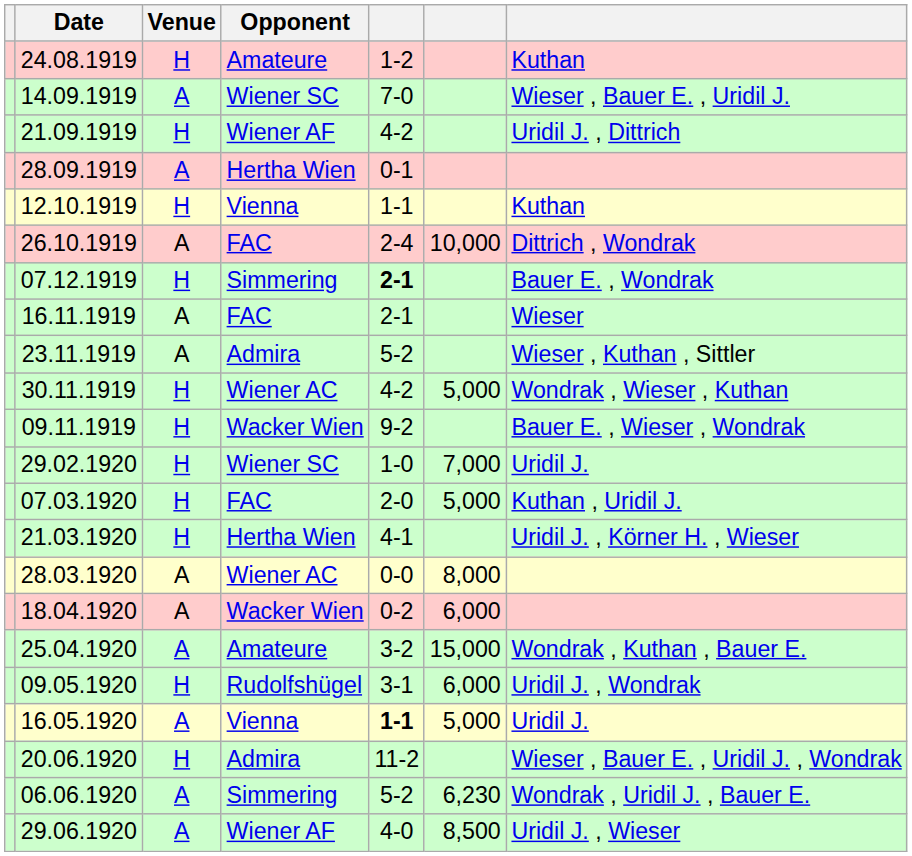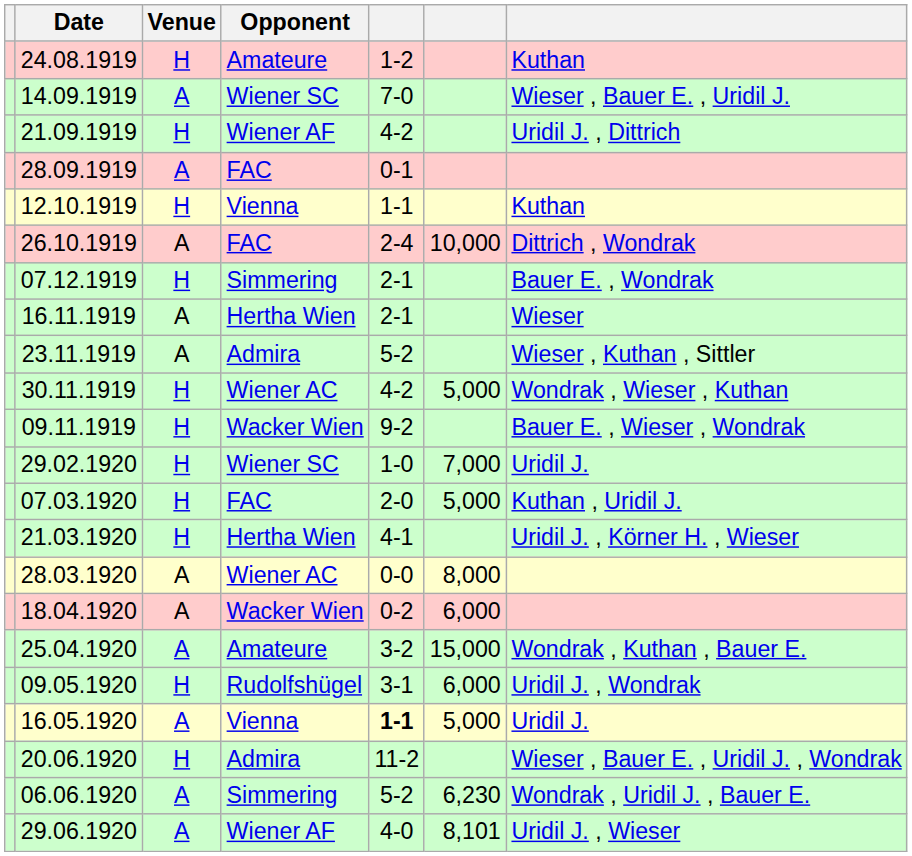(291, 170) Hertha Wien -> (249, 170) FAC
(397, 280) bold -> (397, 280) normal
(249, 317) FAC -> (291, 317) Hertha Wien
(472, 832) 8,500 -> (472, 832) 8,101
